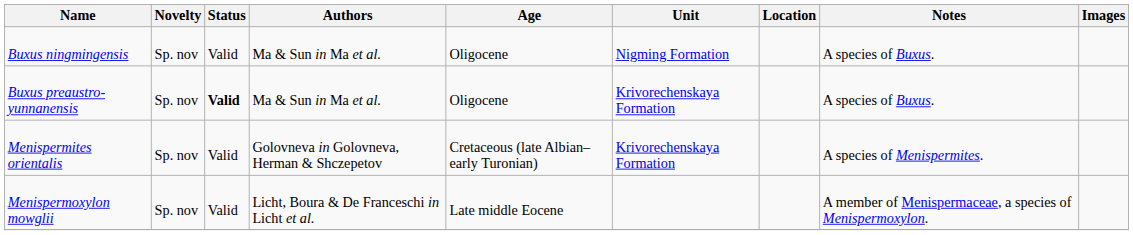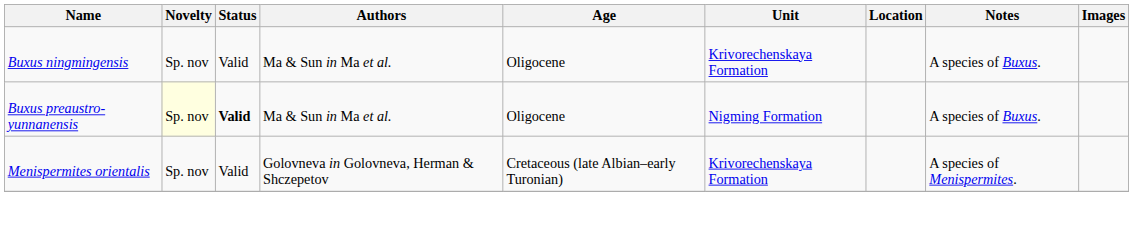(672, 54) Nigming Formation -> (760, 62) Krivorechenskaya Formation
(176, 101) no background -> (187, 117) lightyellow background
(667, 101) Krivorechenskaya Formation -> (765, 117) Nigming Formation
- row: (59, 210)
